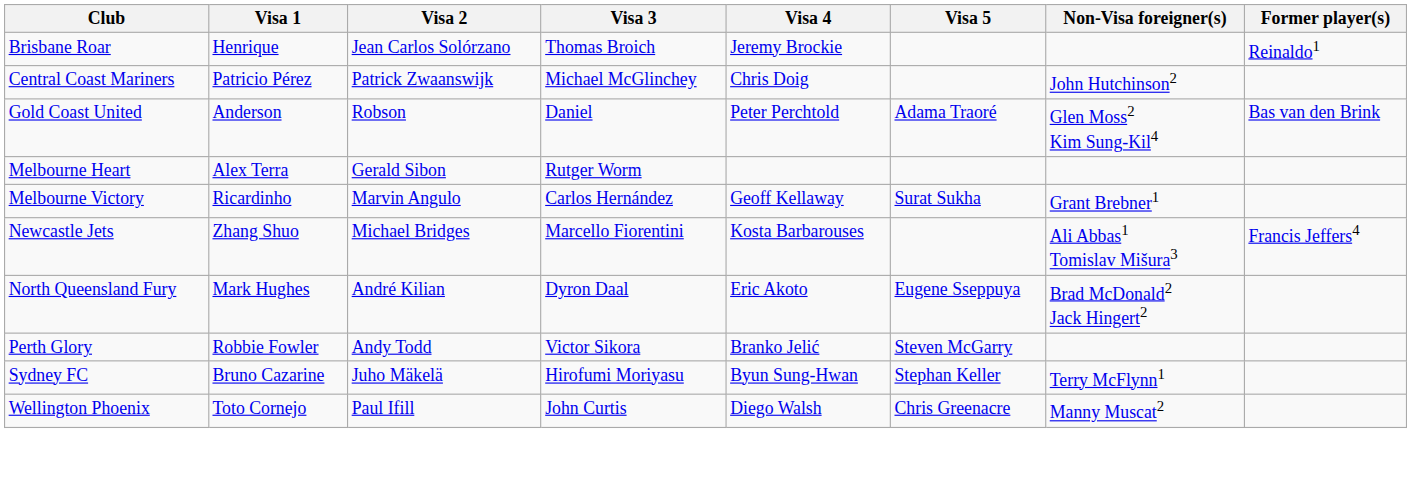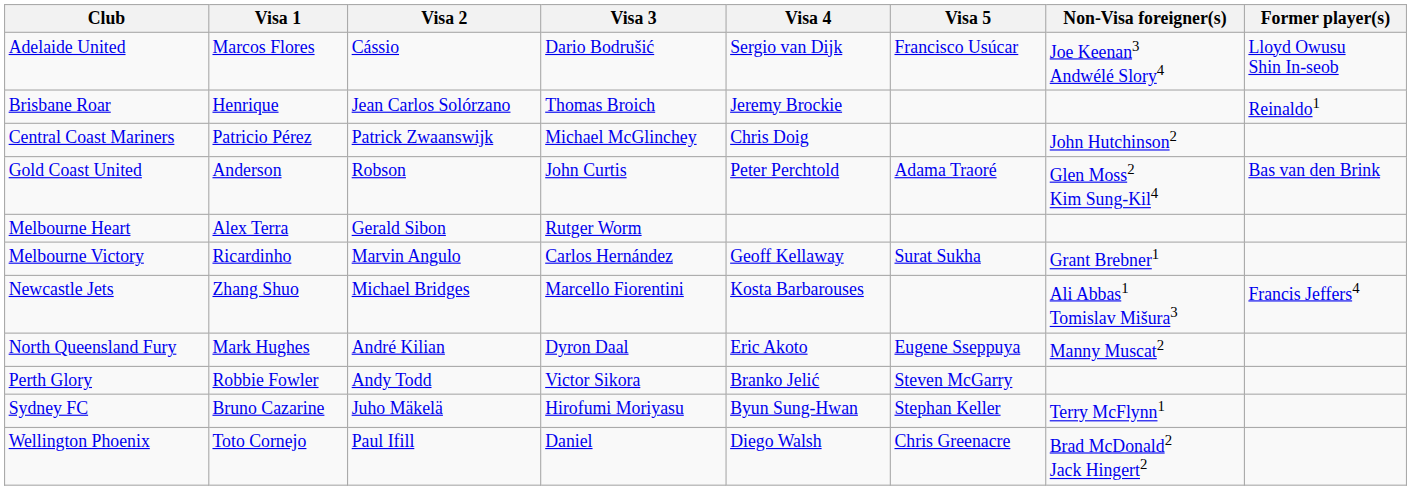+ row: (67, 46)
(569, 112) Daniel -> (586, 170) John Curtis
(1111, 304) Brad McDonald2 Jack Hingert2 -> (1107, 349) Manny Muscat2
(586, 408) John Curtis -> (569, 441) Daniel
(1107, 410) Manny Muscat2 -> (1111, 455) Brad McDonald2 Jack Hingert2
